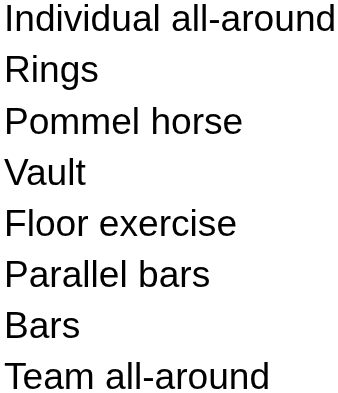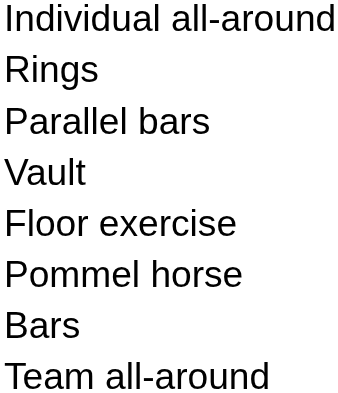rows swapped: (124, 121) <-> (107, 274)
